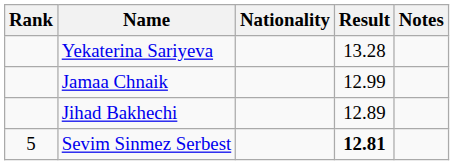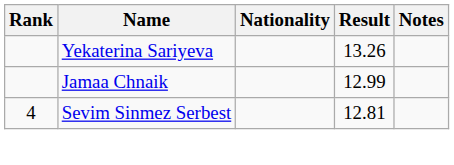(364, 51) 13.28 -> (364, 51) 13.26
- row: (120, 113)
(31, 144) 5 -> (31, 113) 4
(364, 144) bold -> (364, 113) normal
